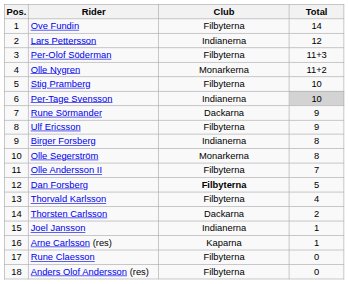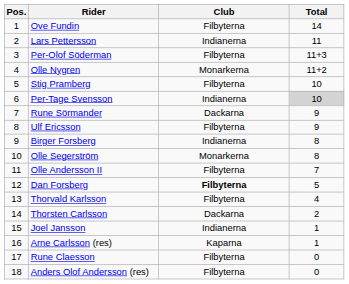(317, 40) 12 -> (317, 40) 11
